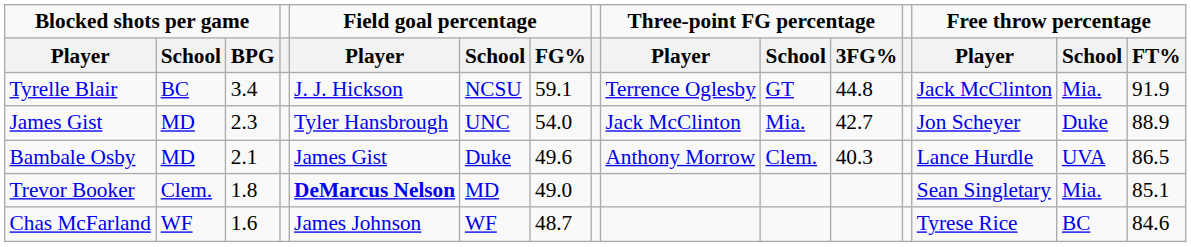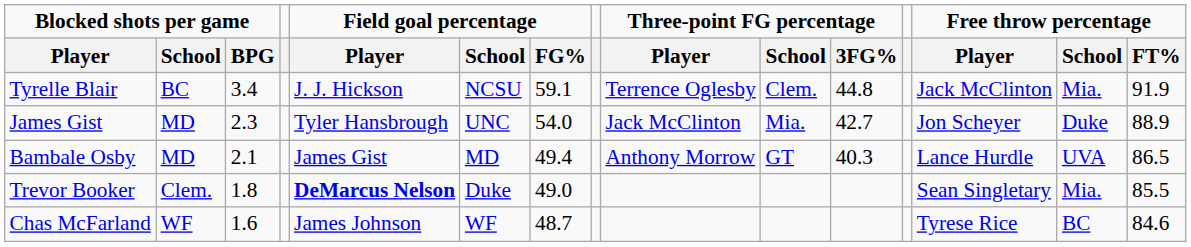(780, 88) GT -> (791, 88) Clem.
(488, 156) Duke -> (482, 156) MD
(554, 156) 49.6 -> (554, 156) 49.4
(791, 156) Clem. -> (780, 156) GT
(482, 190) MD -> (488, 190) Duke
(1151, 190) 85.1 -> (1151, 190) 85.5
